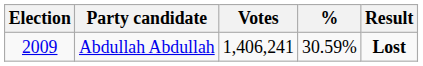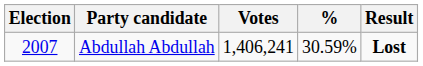(40, 46) 2009 -> (40, 46) 2007
